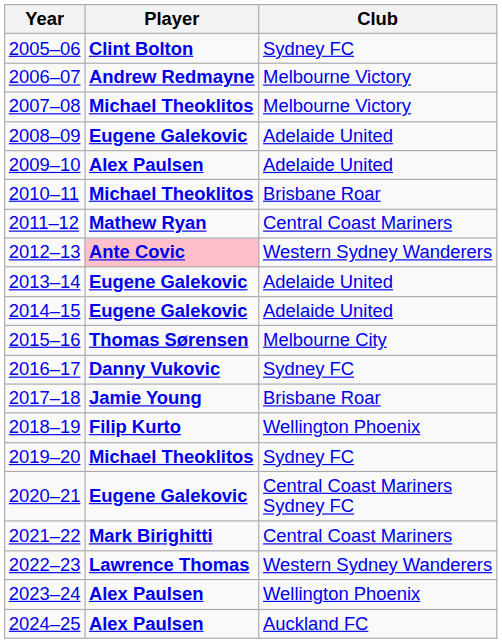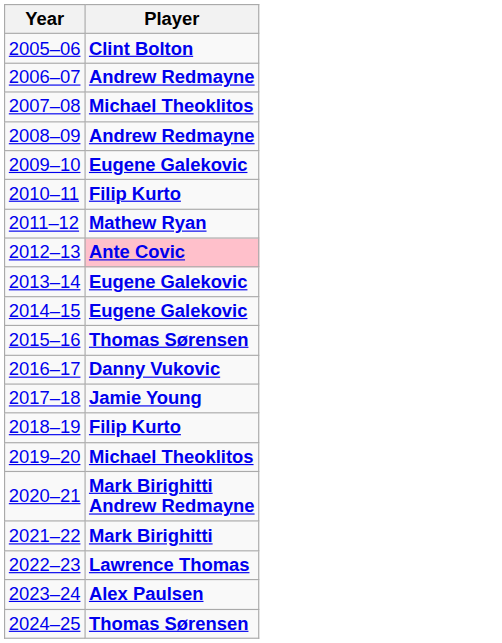- column: (378, 19)
(168, 135) Eugene Galekovic -> (172, 135) Andrew Redmayne
(146, 164) Alex Paulsen -> (168, 164) Eugene Galekovic
(171, 194) Michael Theoklitos -> (135, 194) Filip Kurto
(168, 496) Eugene Galekovic -> (172, 496) Mark Birighitti Andrew Redmayne
(146, 623) Alex Paulsen -> (169, 623) Thomas Sørensen
